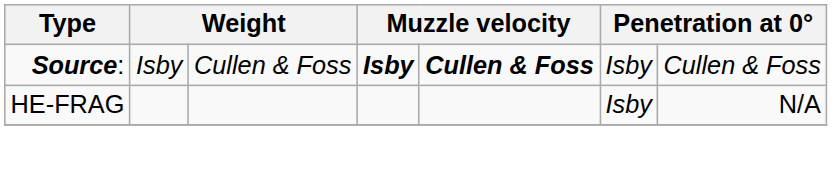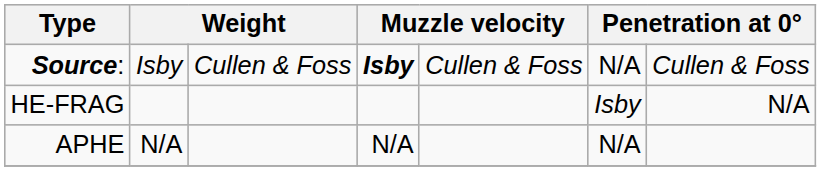(510, 64) bold -> (504, 64) normal
(629, 64) Isby -> (620, 64) N/A
+ row: (90, 144)
